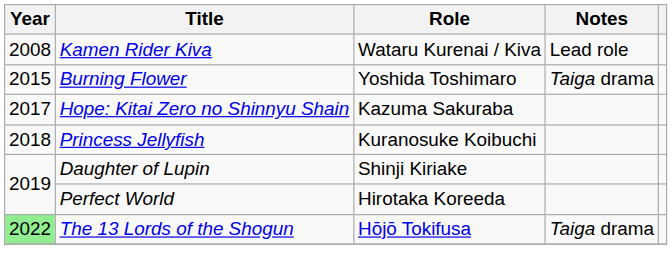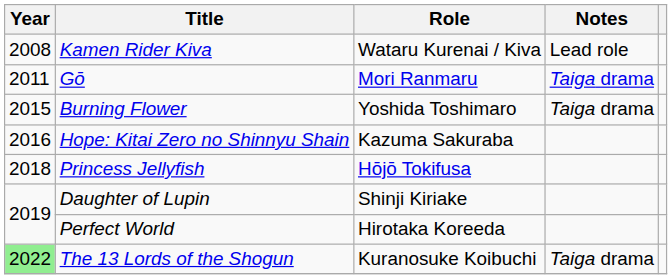+ row: (72, 79)
(30, 109) 2017 -> (30, 139) 2016
(447, 139) Kuranosuke Koibuchi -> (415, 169) Hōjō Tokifusa
(415, 229) Hōjō Tokifusa -> (447, 259) Kuranosuke Koibuchi
